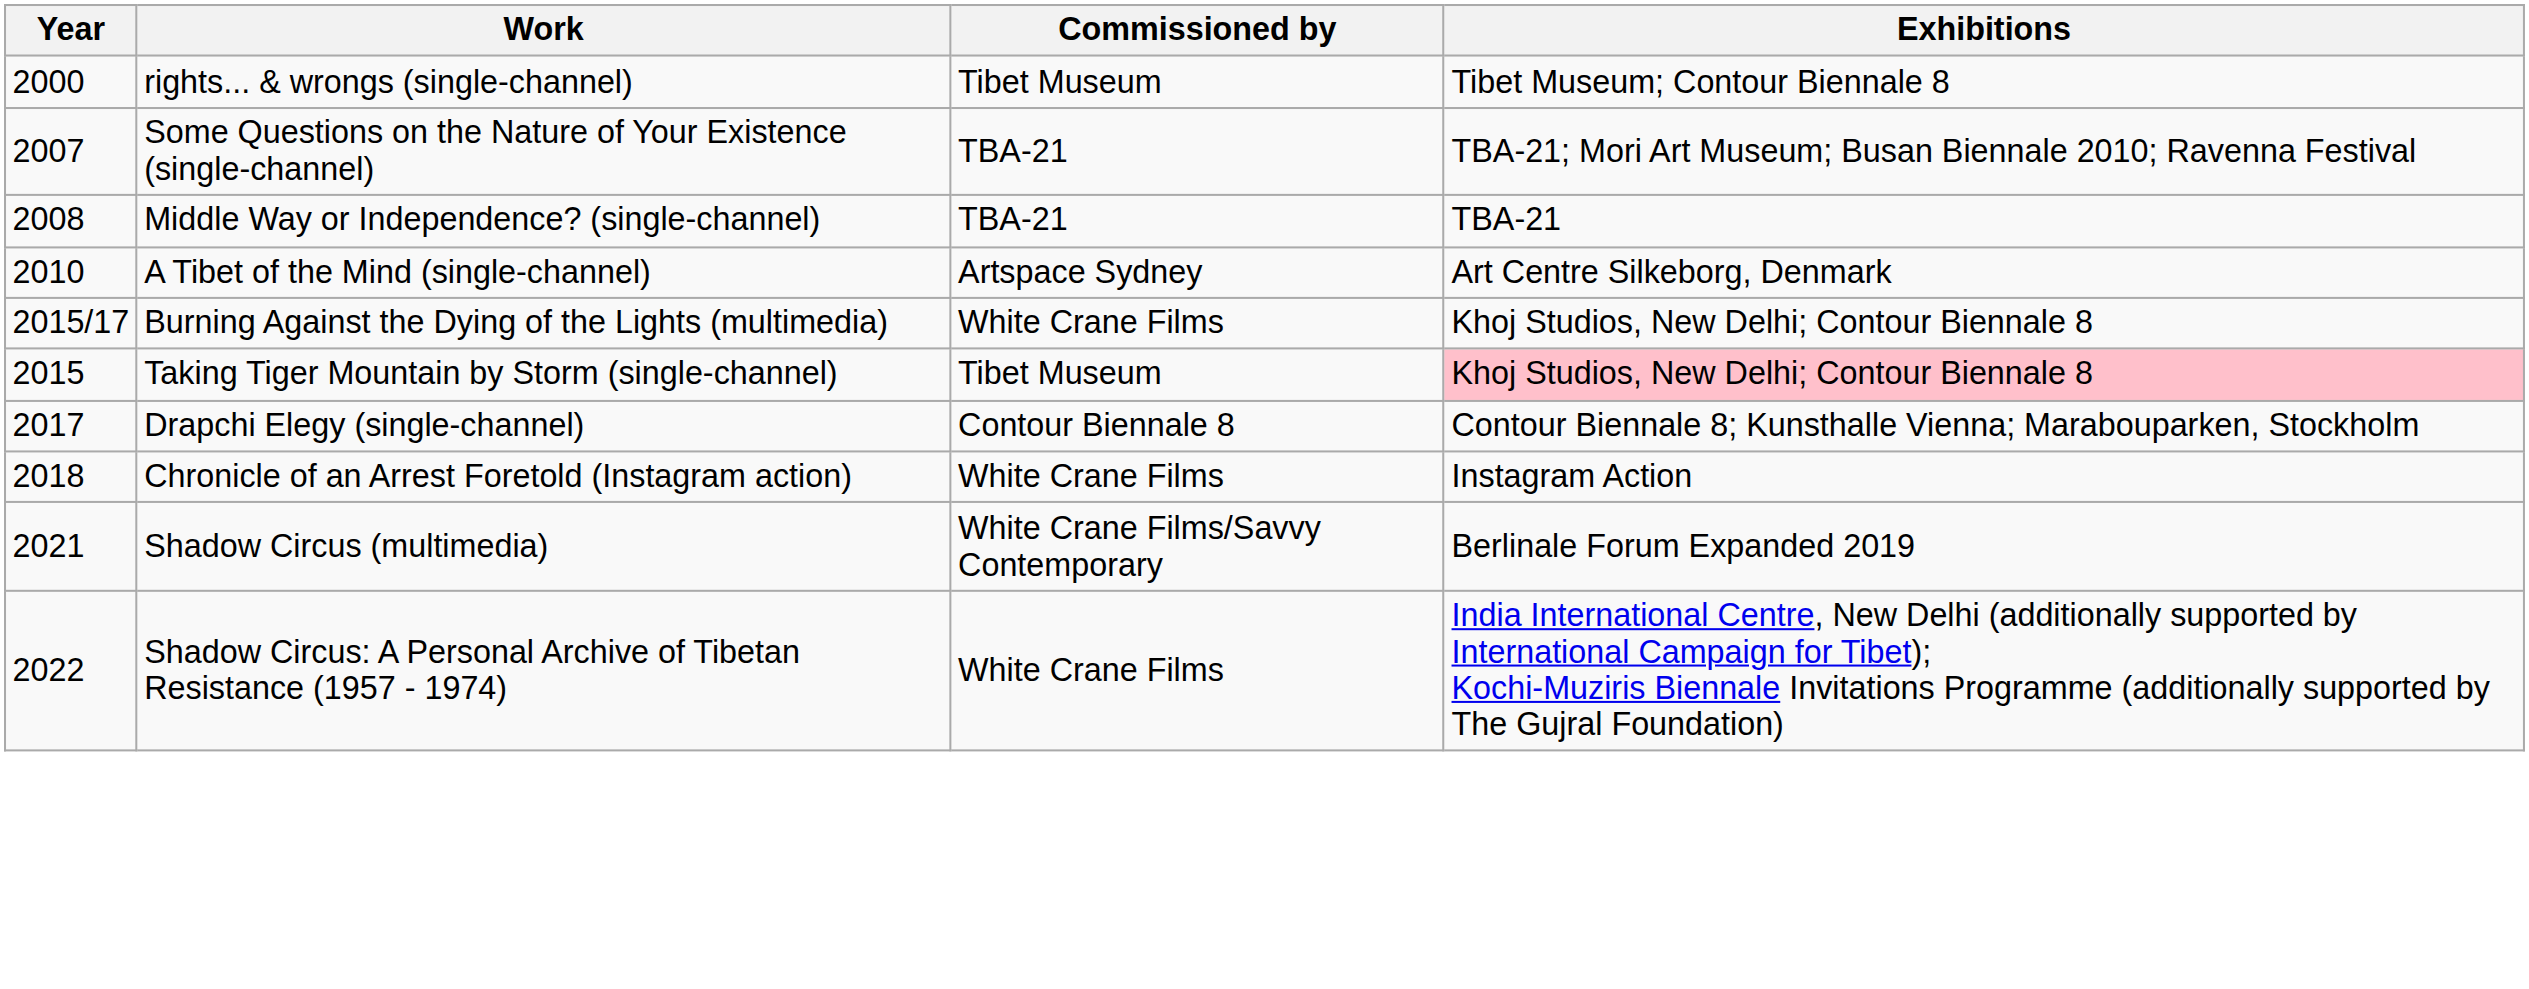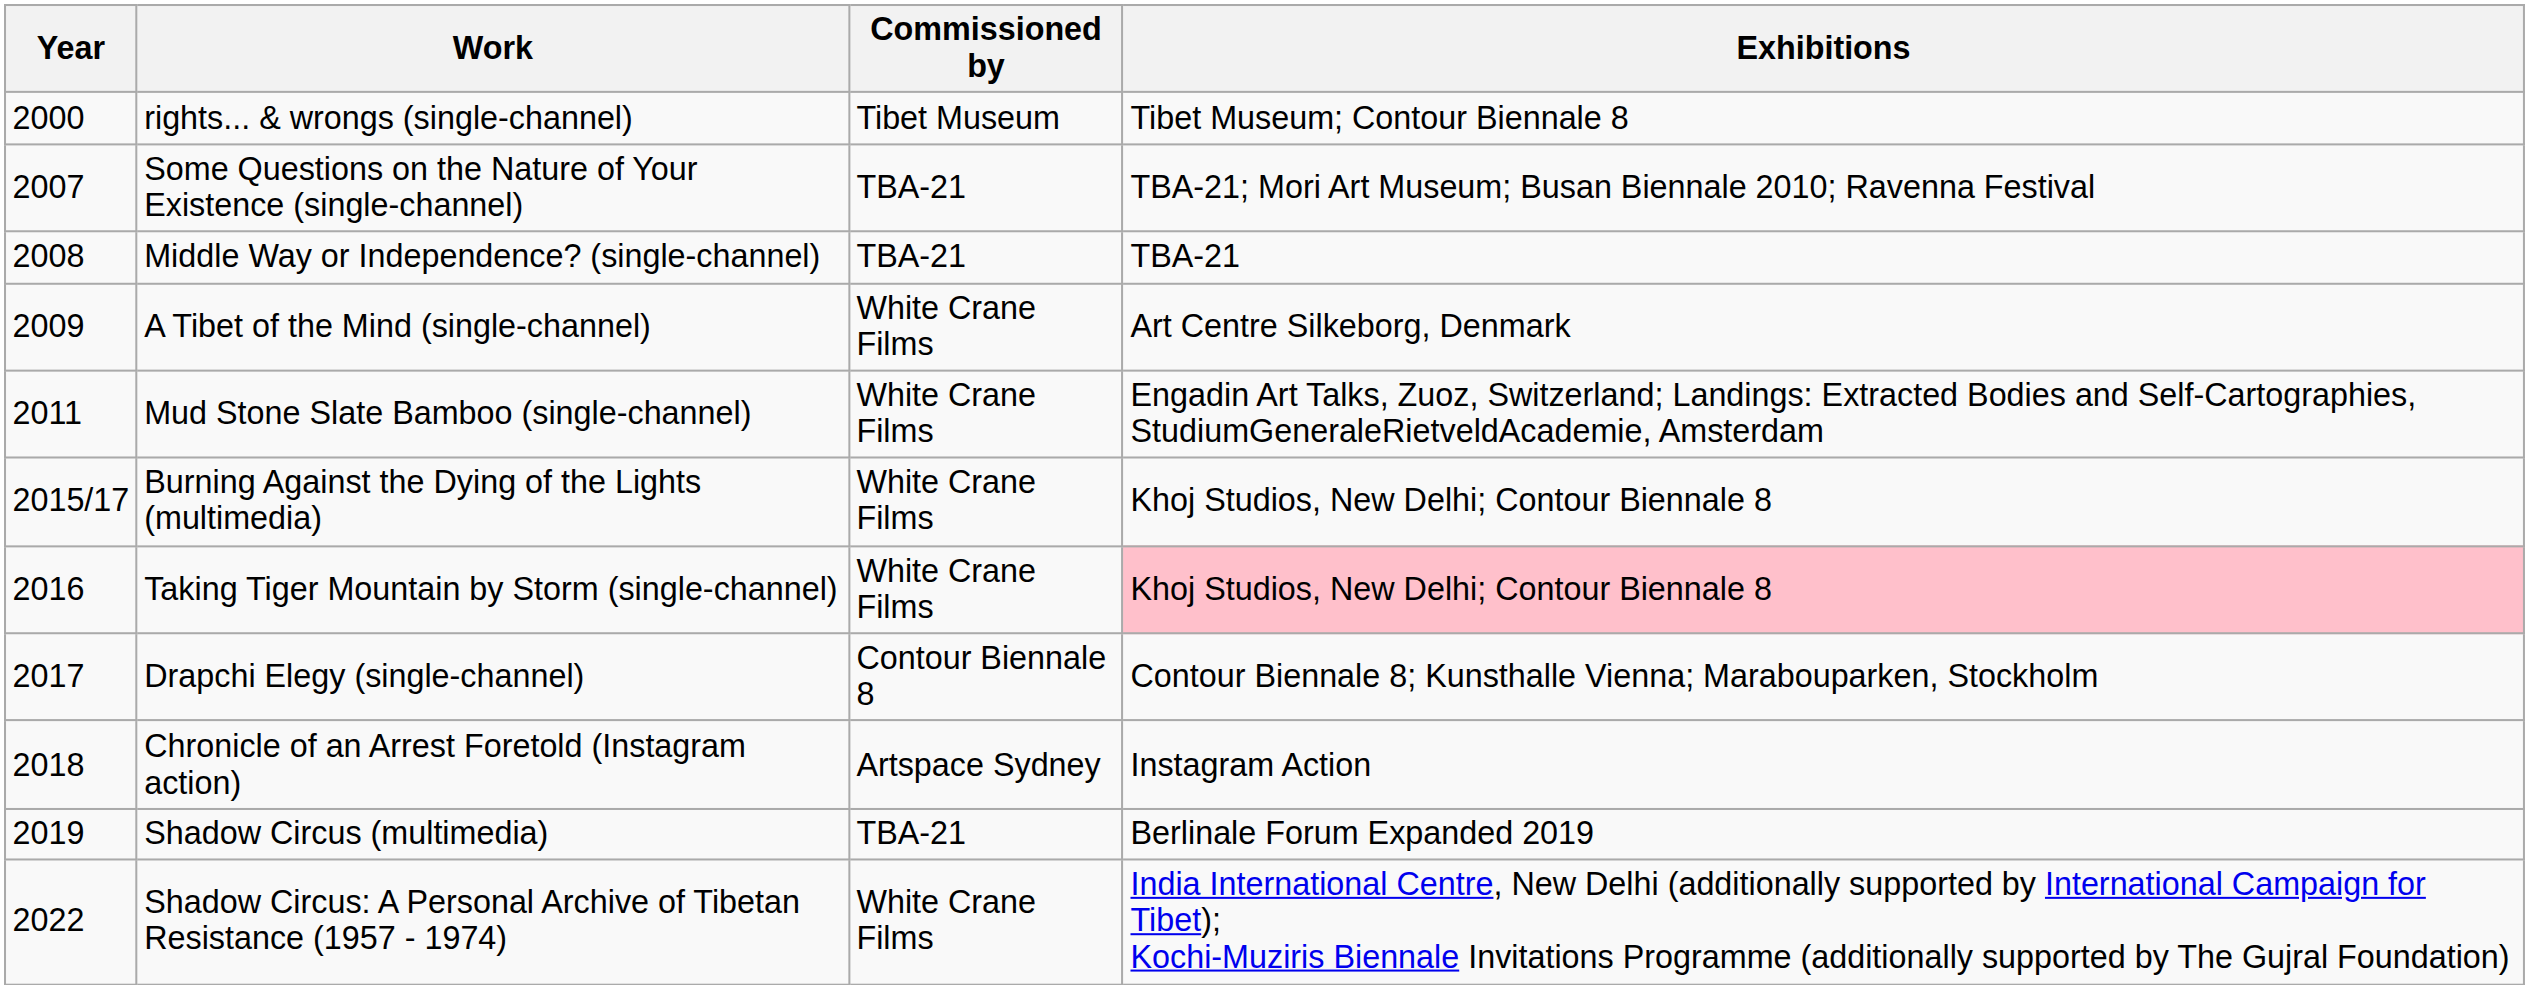(48, 271) 2010 -> (48, 326) 2009
(1080, 271) Artspace Sydney -> (946, 326) White Crane Films
+ row: (448, 413)
(48, 374) 2015 -> (48, 588) 2016
(1060, 374) Tibet Museum -> (946, 588) White Crane Films
(1091, 476) White Crane Films -> (979, 764) Artspace Sydney
(48, 545) 2021 -> (48, 833) 2019
(1139, 545) White Crane Films/Savvy Contemporary -> (911, 833) TBA-21
